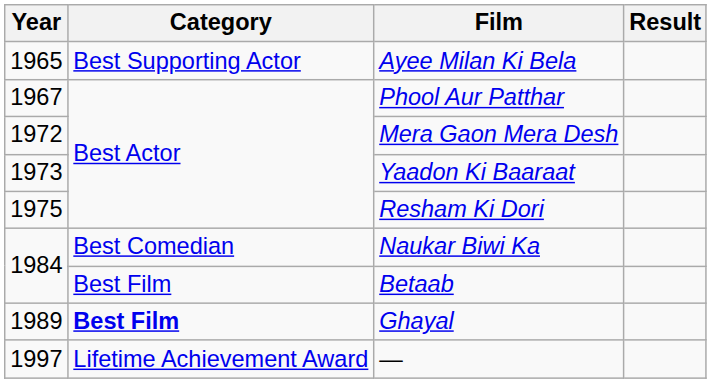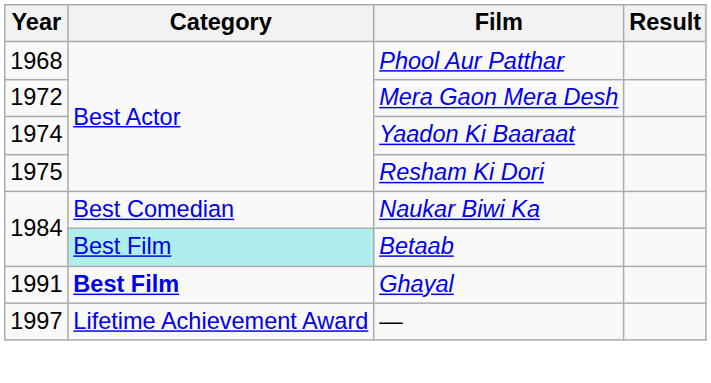- row: (478, 60)
(36, 97) 1967 -> (36, 60) 1968
(36, 172) 1973 -> (36, 135) 1974
(122, 284) no background -> (122, 246) paleturquoise background
(36, 321) 1989 -> (36, 284) 1991
